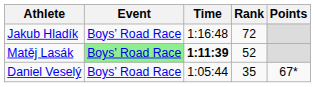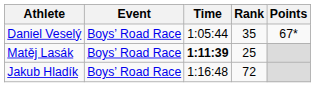rows swapped: (44, 72) <-> (43, 34)
(134, 53) lightgreen background -> (134, 53) no background
(249, 53) 52 -> (249, 53) 25
